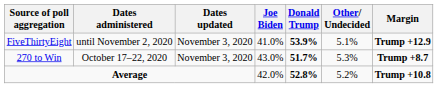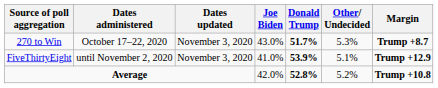rows swapped: (39, 58) <-> (39, 41)
